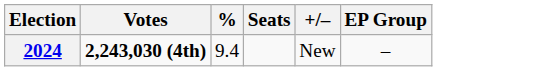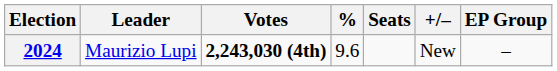+ column: (141, 19)
(227, 50) 9.4 -> (347, 50) 9.6
